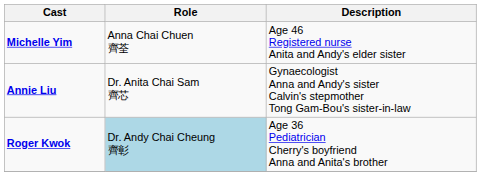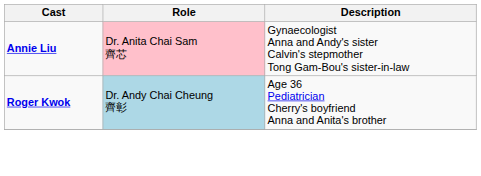- row: (40, 42)
(153, 89) no background -> (151, 48) pink background
